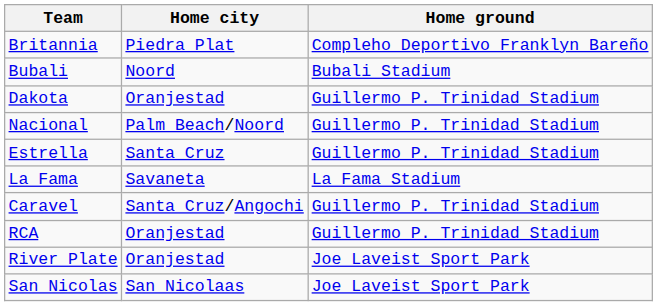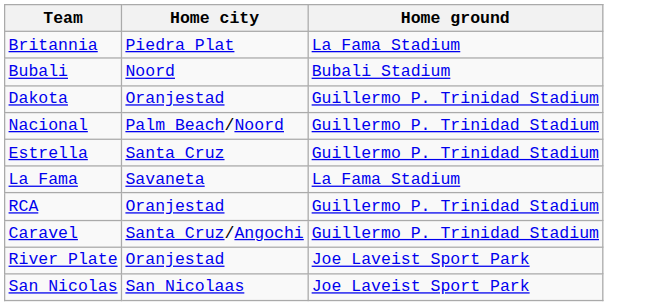(480, 45) Compleho Deportivo Franklyn Bareño -> (386, 45) La Fama Stadium
rows swapped: (43, 206) <-> (23, 233)
